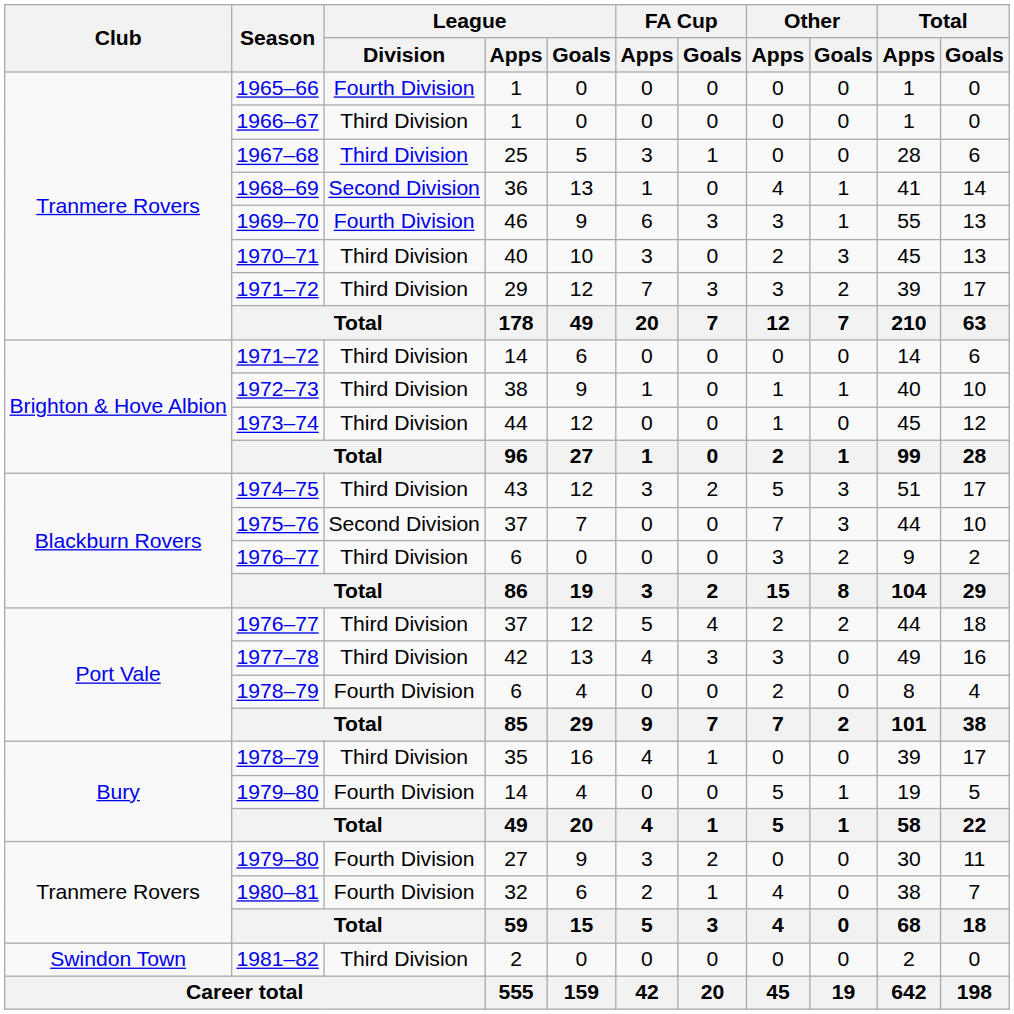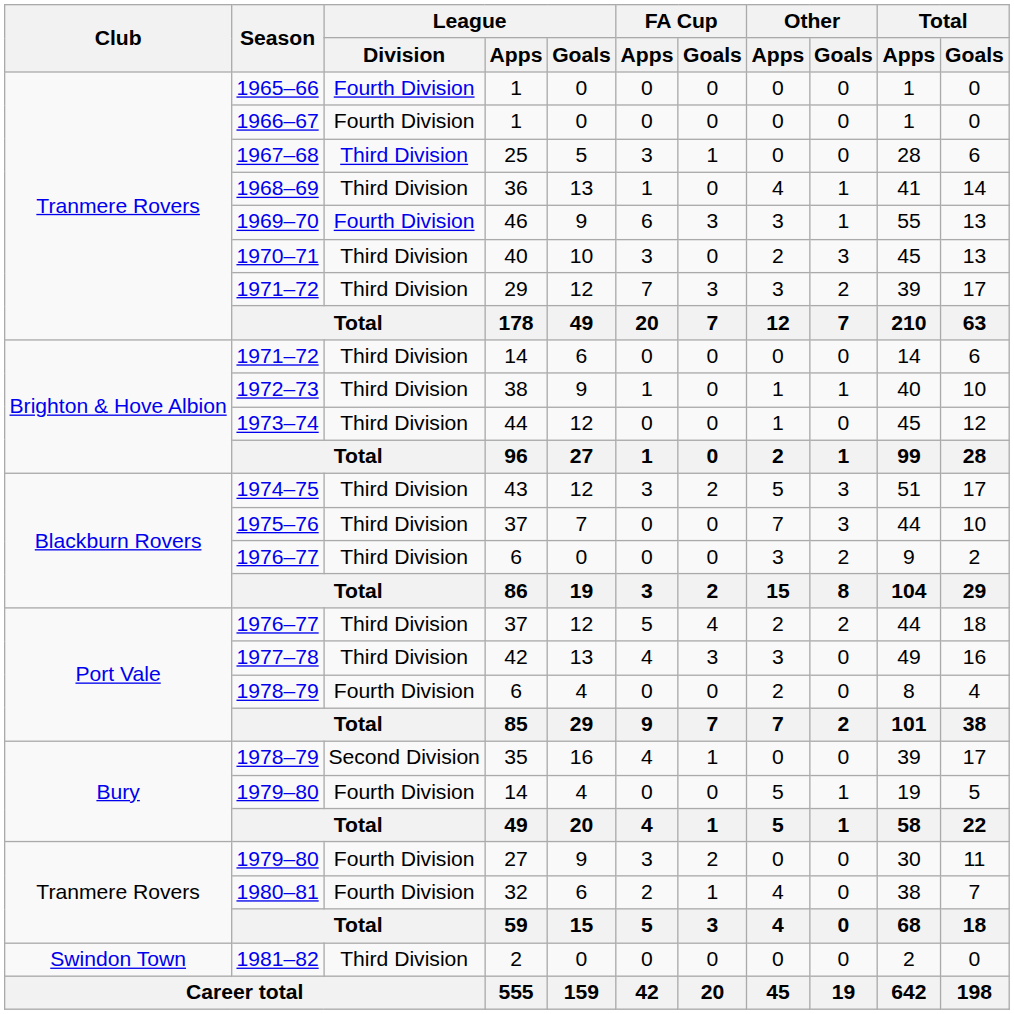(404, 121) Third Division -> (404, 121) Fourth Division
(404, 188) Second Division -> (404, 188) Third Division
(404, 523) Second Division -> (404, 523) Third Division
(404, 758) Third Division -> (404, 758) Second Division
